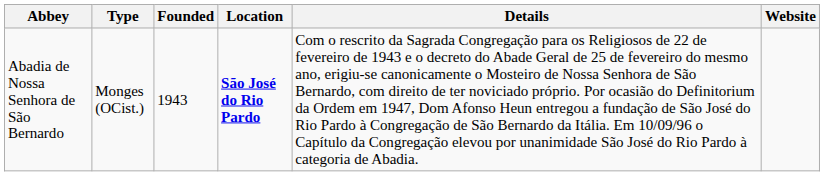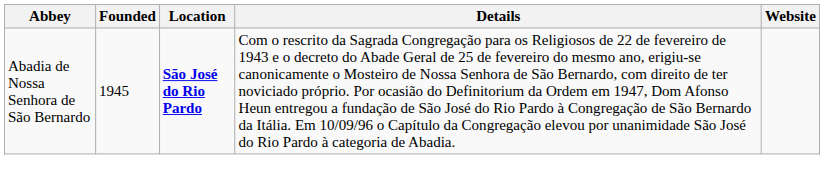- column: (123, 16)
(172, 99) 1943 -> (114, 91) 1945
